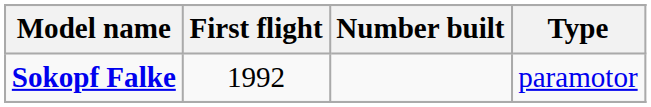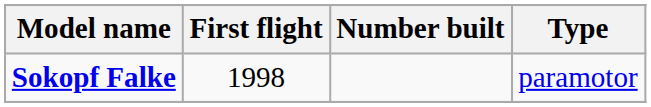(256, 76) 1992 -> (256, 76) 1998
